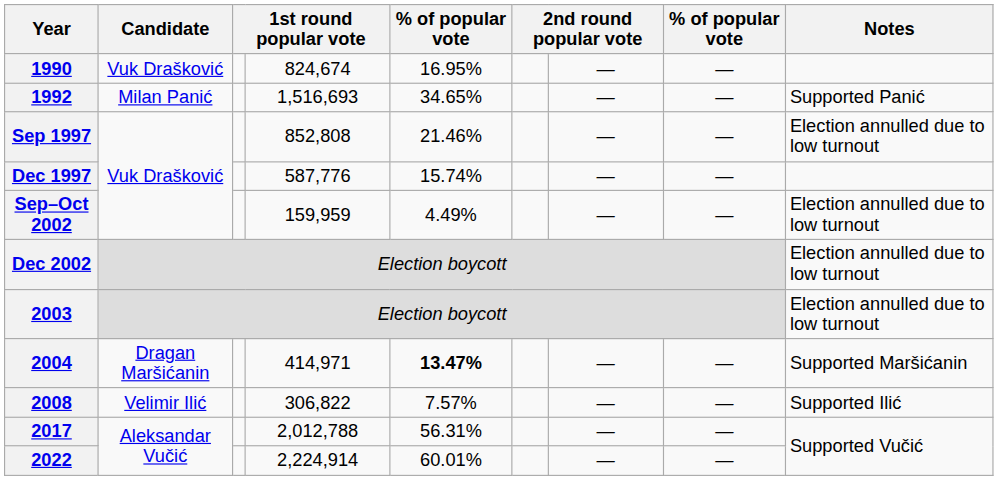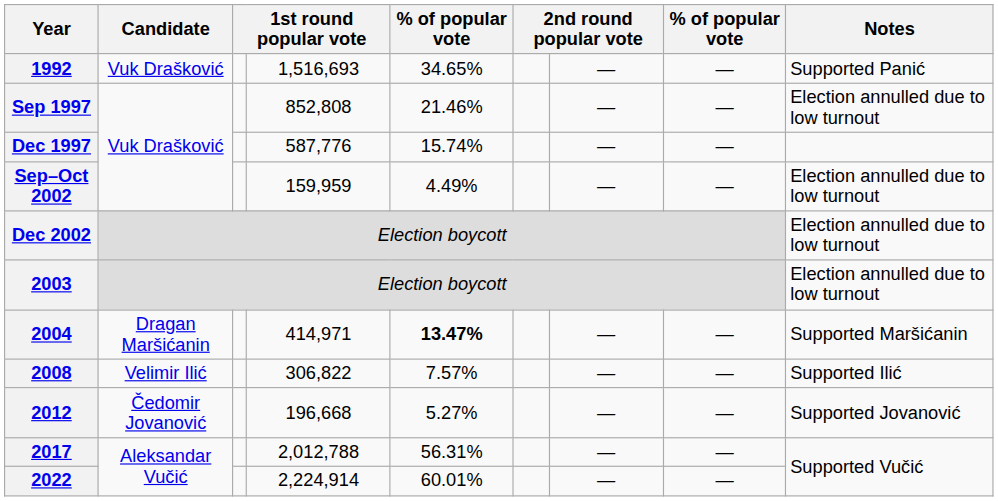- row: (52, 68)
(165, 97) Milan Panić -> (166, 68) Vuk Drašković
+ row: (51, 412)
